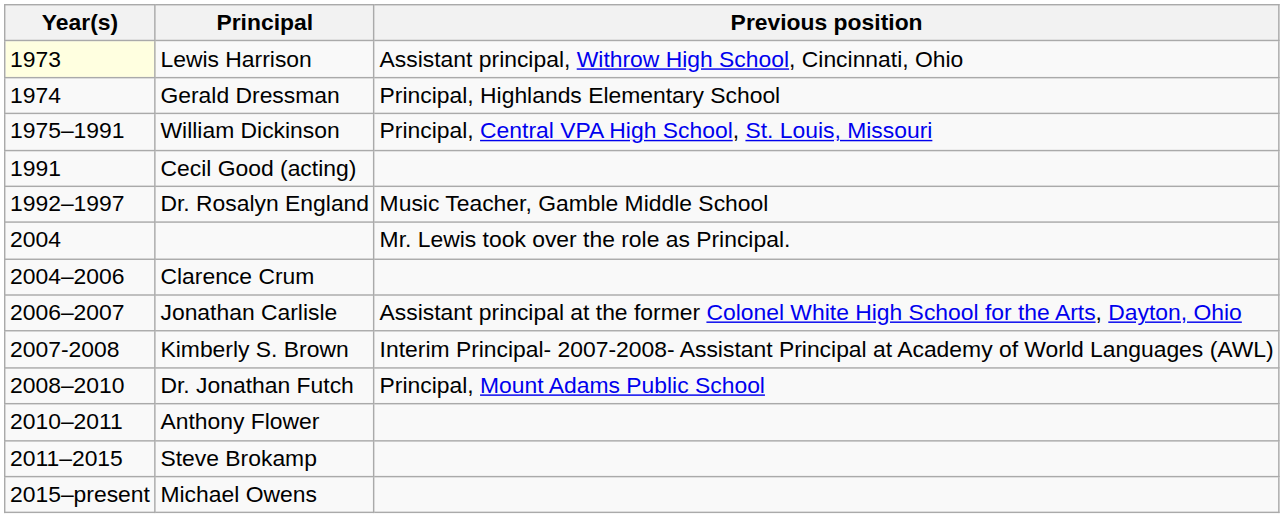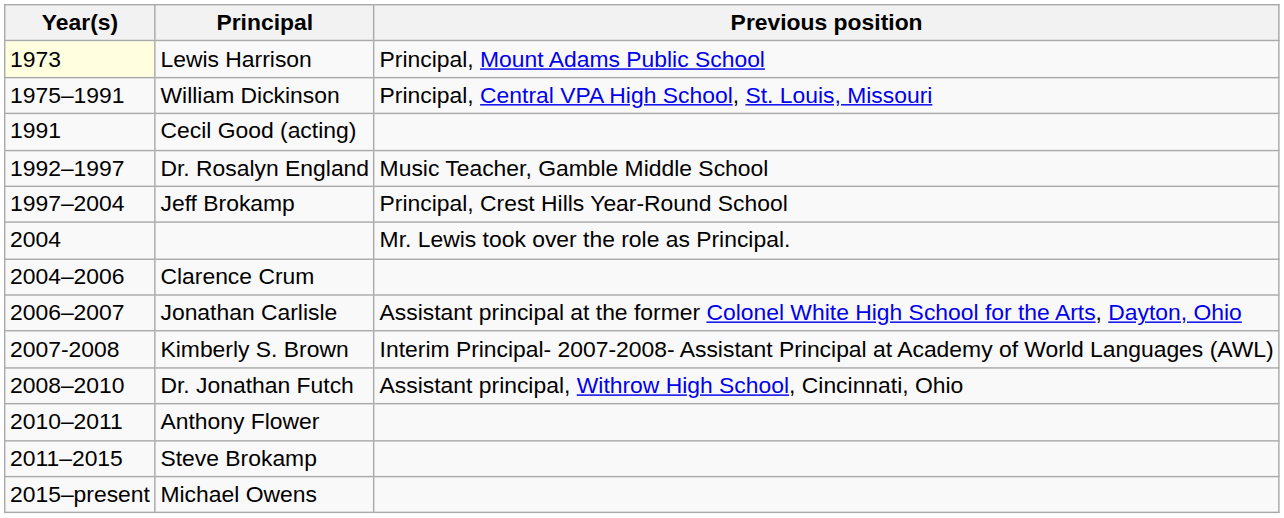(671, 58) Assistant principal, Withrow High School, Cincinnati, Ohio -> (572, 58) Principal, Mount Adams Public School
- row: (250, 95)
+ row: (228, 204)
(572, 385) Principal, Mount Adams Public School -> (671, 385) Assistant principal, Withrow High School, Cincinnati, Ohio
